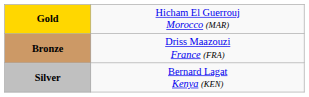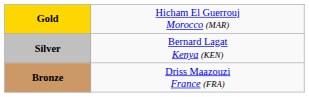rows swapped: (48, 77) <-> (48, 48)
